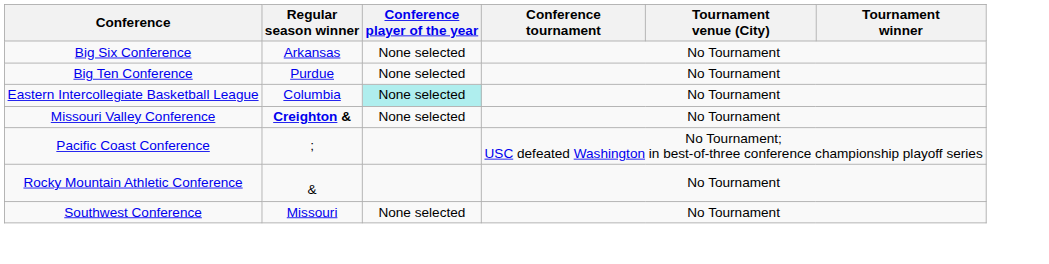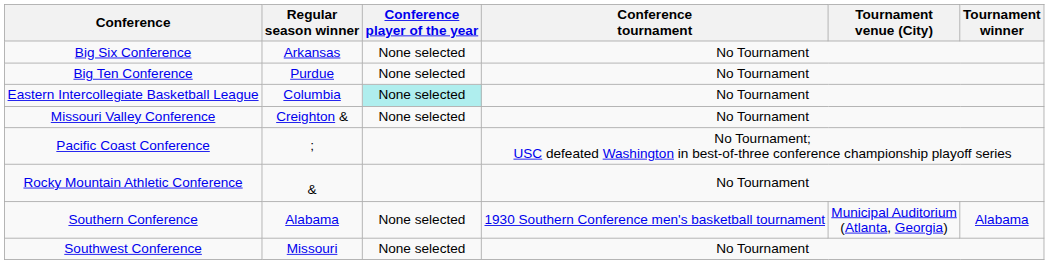(312, 116) bold -> (312, 116) normal
+ row: (133, 219)
